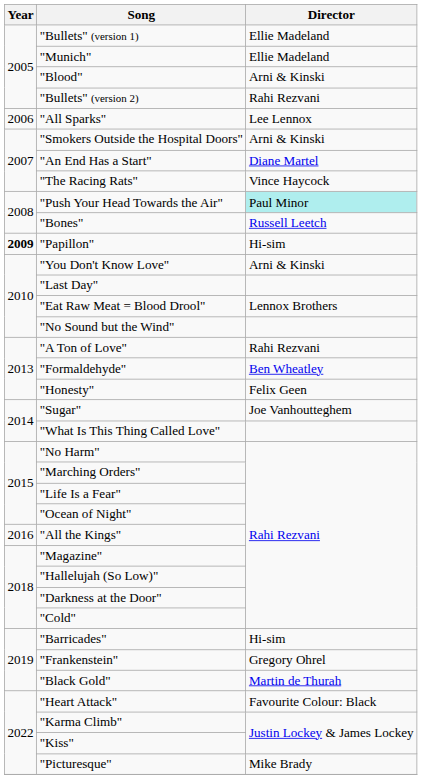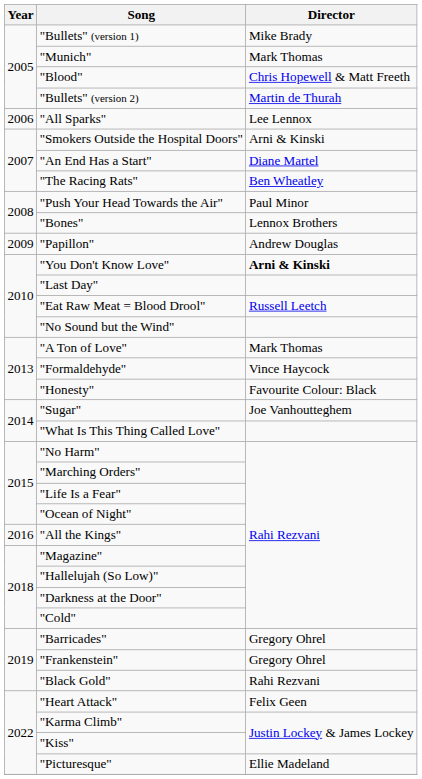(289, 35) Ellie Madeland -> (280, 35) Mike Brady
(289, 56) Ellie Madeland -> (286, 56) Mark Thomas
(287, 77) Arni & Kinski -> (329, 77) Chris Hopewell & Matt Freeth
(284, 98) Rahi Rezvani -> (295, 98) Martin de Thurah
(289, 181) Vince Haycock -> (286, 181) Ben Wheatley
(279, 202) paleturquoise background -> (279, 202) no background
(288, 222) Russell Leetch -> (293, 222) Lennox Brothers
(21, 243) bold -> (21, 243) normal
(267, 243) Hi-sim -> (294, 243) Andrew Douglas
(287, 264) normal -> (289, 264) bold
(293, 306) Lennox Brothers -> (288, 306) Russell Leetch
(284, 347) Rahi Rezvani -> (286, 347) Mark Thomas
(286, 368) Ben Wheatley -> (289, 368) Vince Haycock
(278, 389) Felix Geen -> (313, 389) Favourite Colour: Black
(267, 639) Hi-sim -> (287, 639) Gregory Ohrel
(295, 680) Martin de Thurah -> (284, 680) Rahi Rezvani
(313, 701) Favourite Colour: Black -> (278, 701) Felix Geen
(280, 763) Mike Brady -> (289, 763) Ellie Madeland
